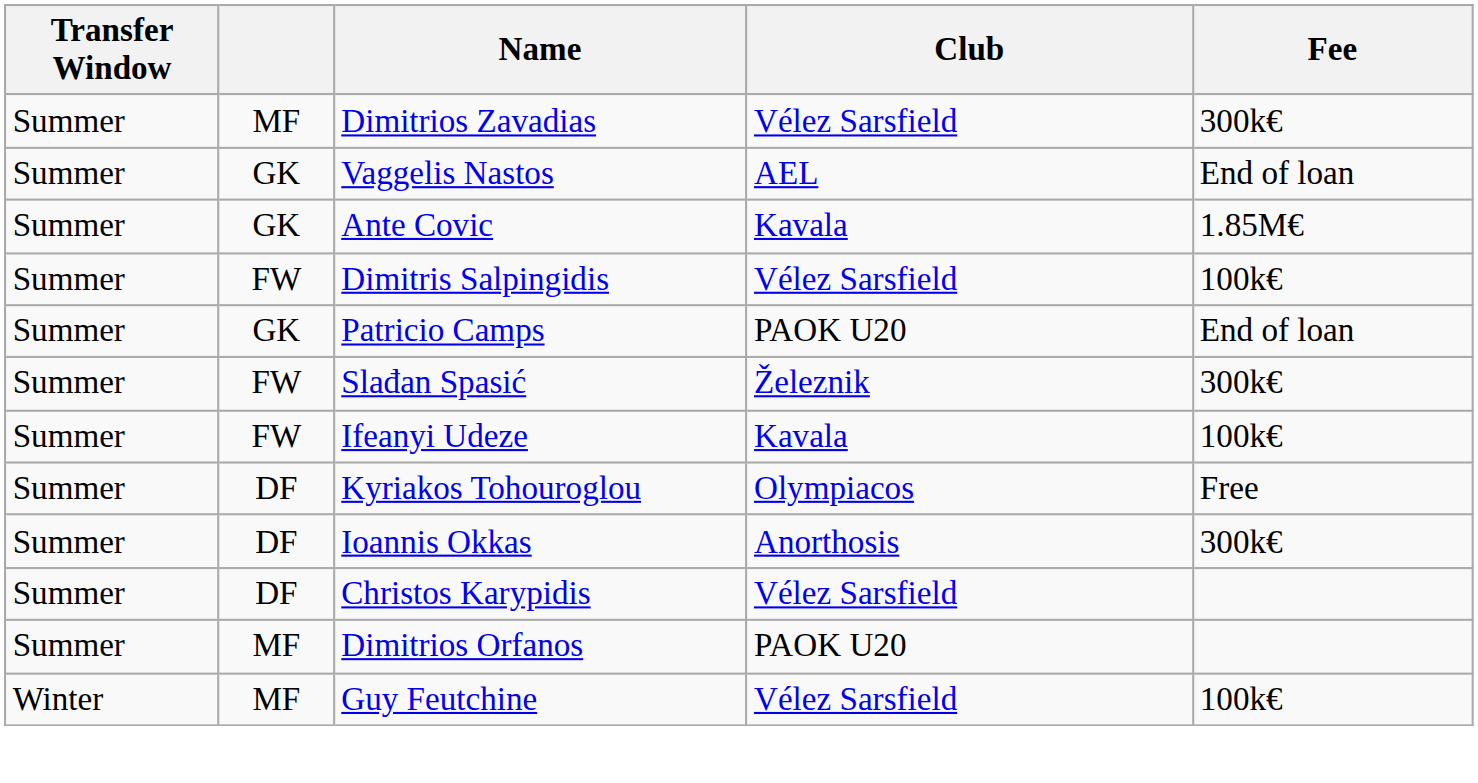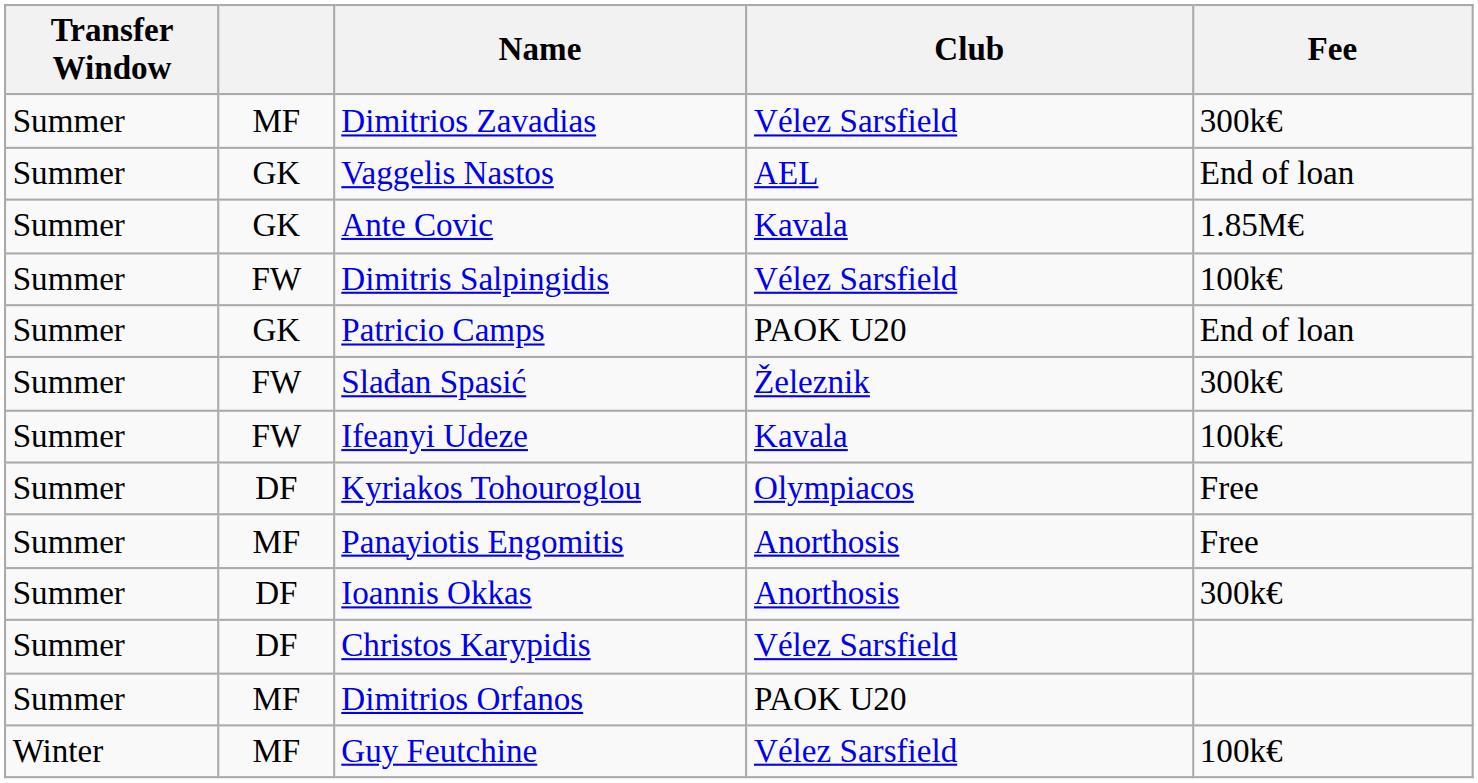+ row: (483, 540)
